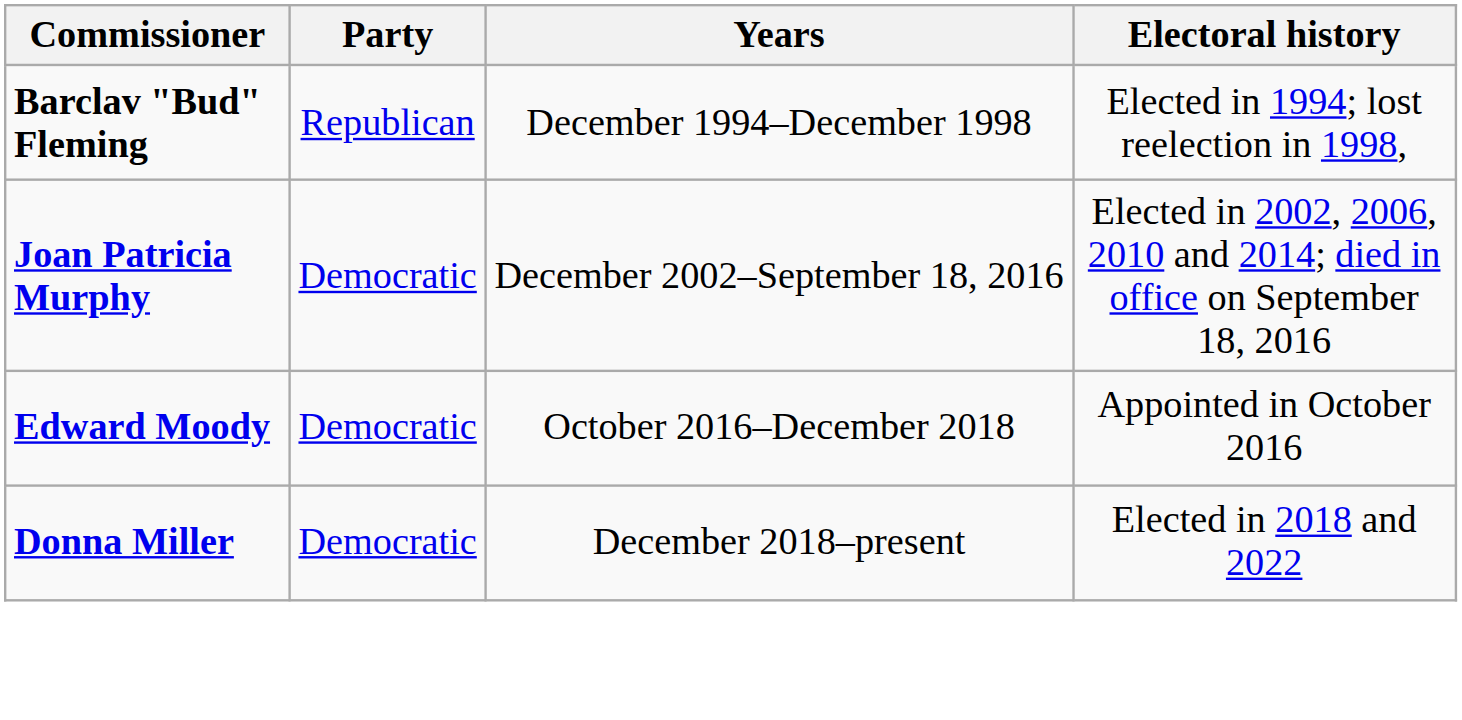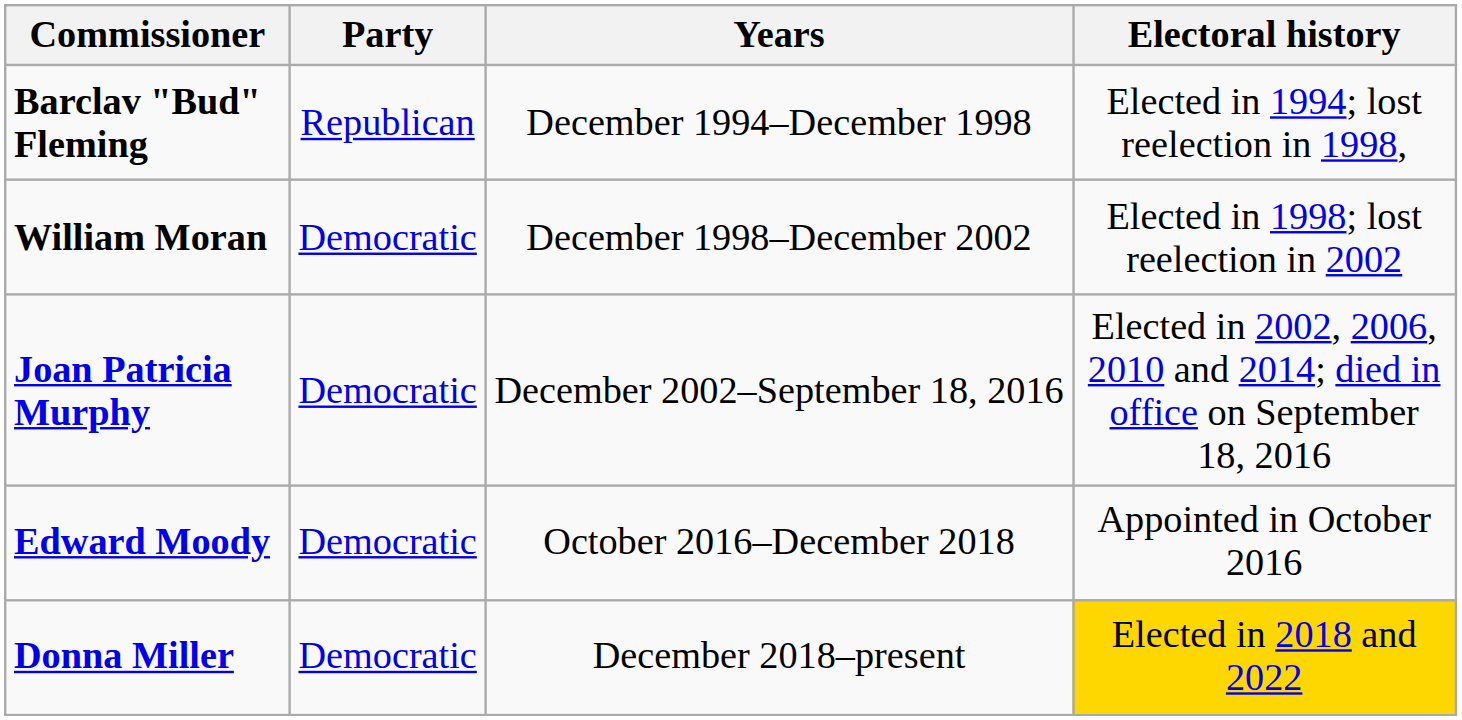+ row: (141, 237)
(1264, 541) no background -> (1264, 656) gold background
